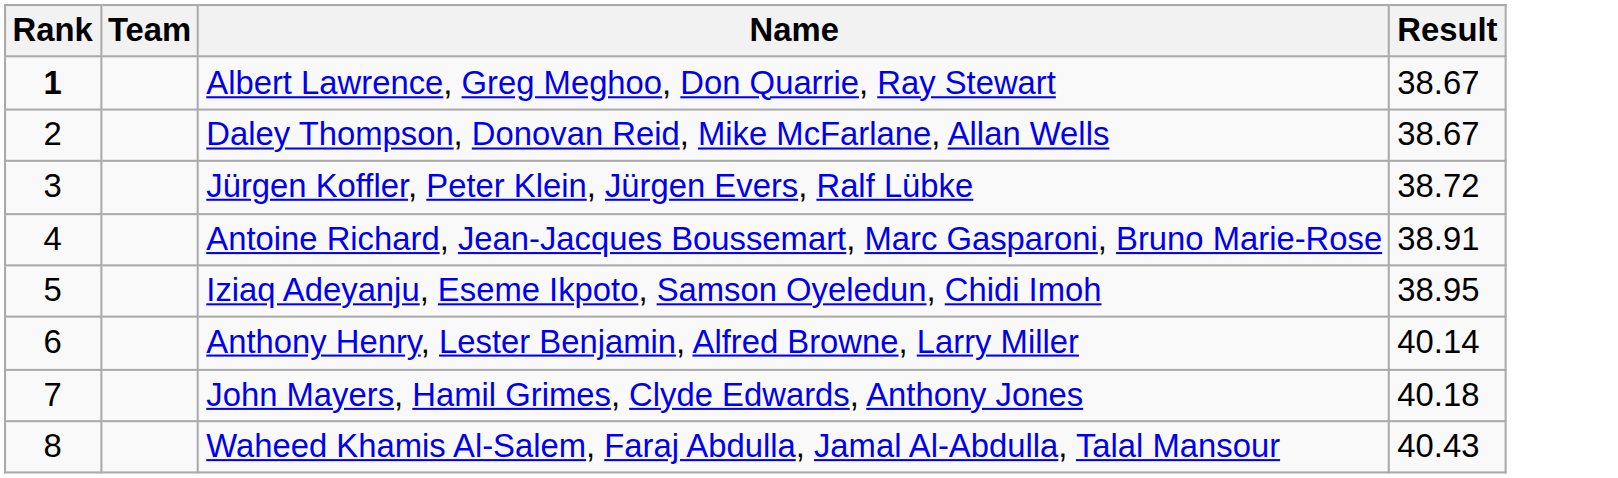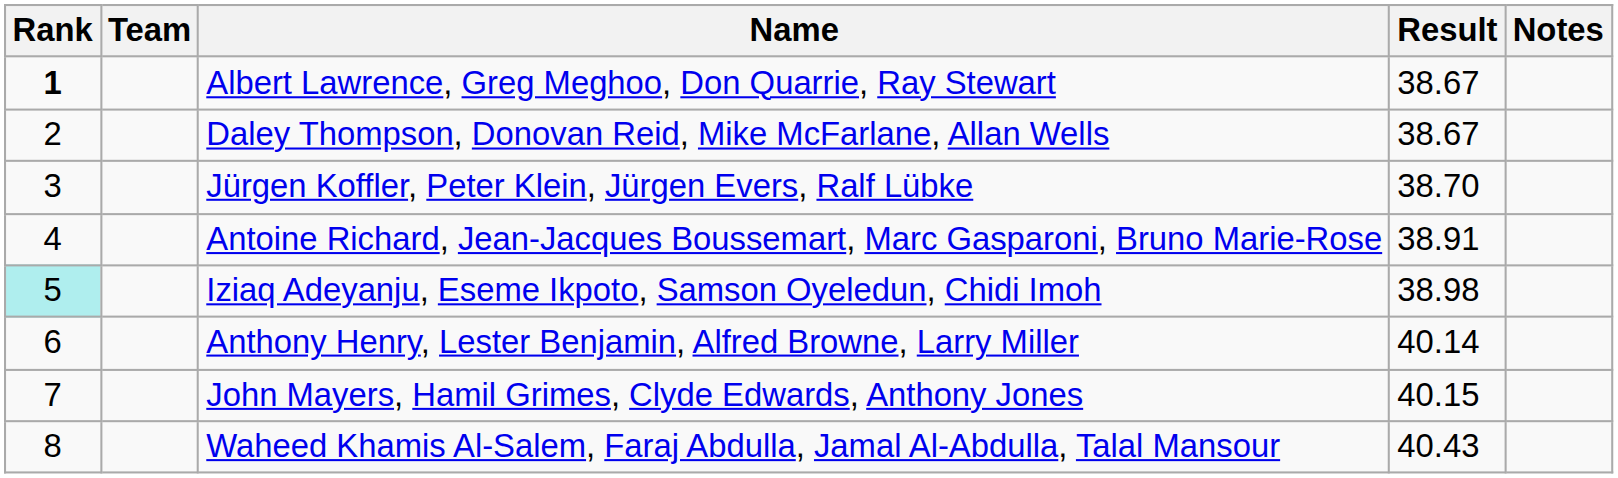+ column: (1558, 30)
(1438, 186) 38.72 -> (1438, 186) 38.70
(53, 290) no background -> (53, 290) paleturquoise background
(1438, 290) 38.95 -> (1438, 290) 38.98
(1438, 394) 40.18 -> (1438, 394) 40.15
